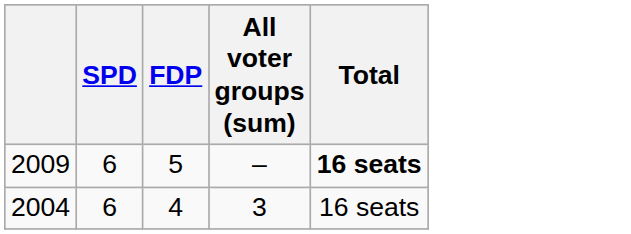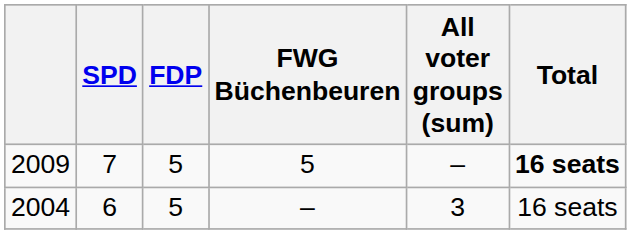+ column: (307, 74)
(110, 165) 6 -> (110, 165) 7
(176, 207) 4 -> (176, 207) 5
